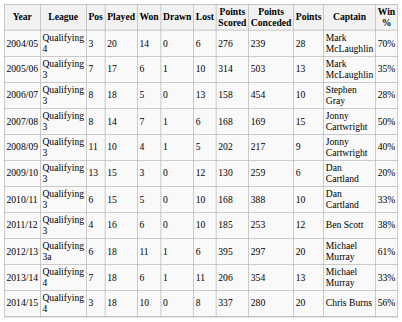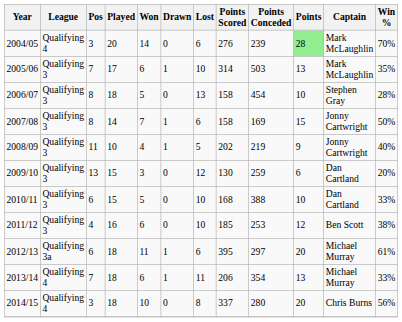(301, 43) no background -> (301, 43) lightgreen background
(226, 121) 168 -> (226, 121) 158
(258, 147) 217 -> (258, 147) 219
